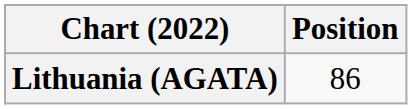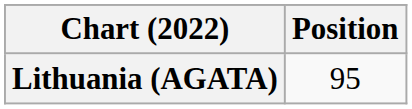(345, 77) 86 -> (345, 77) 95
